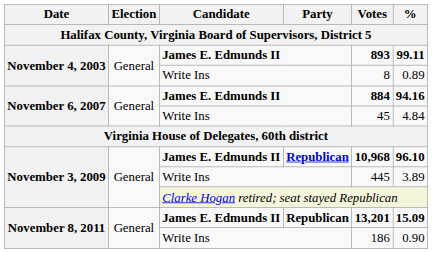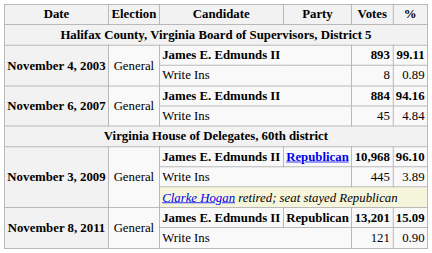(380, 237) 186 -> (380, 237) 121
